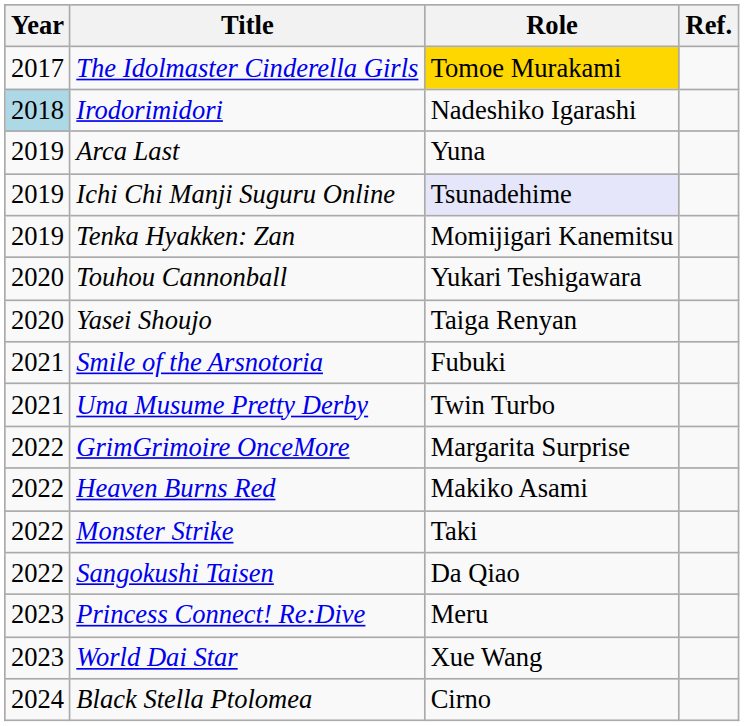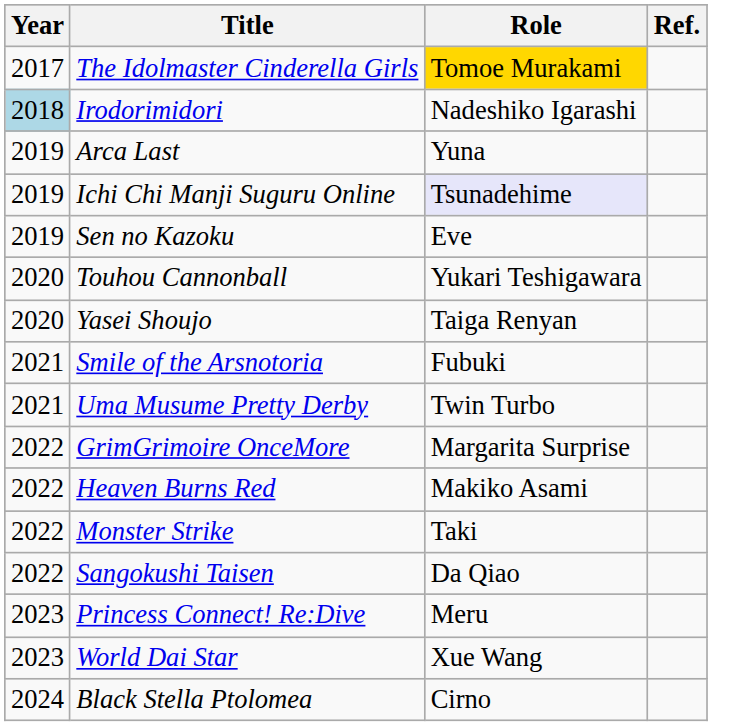+ row: (155, 236)
- row: (186, 236)
